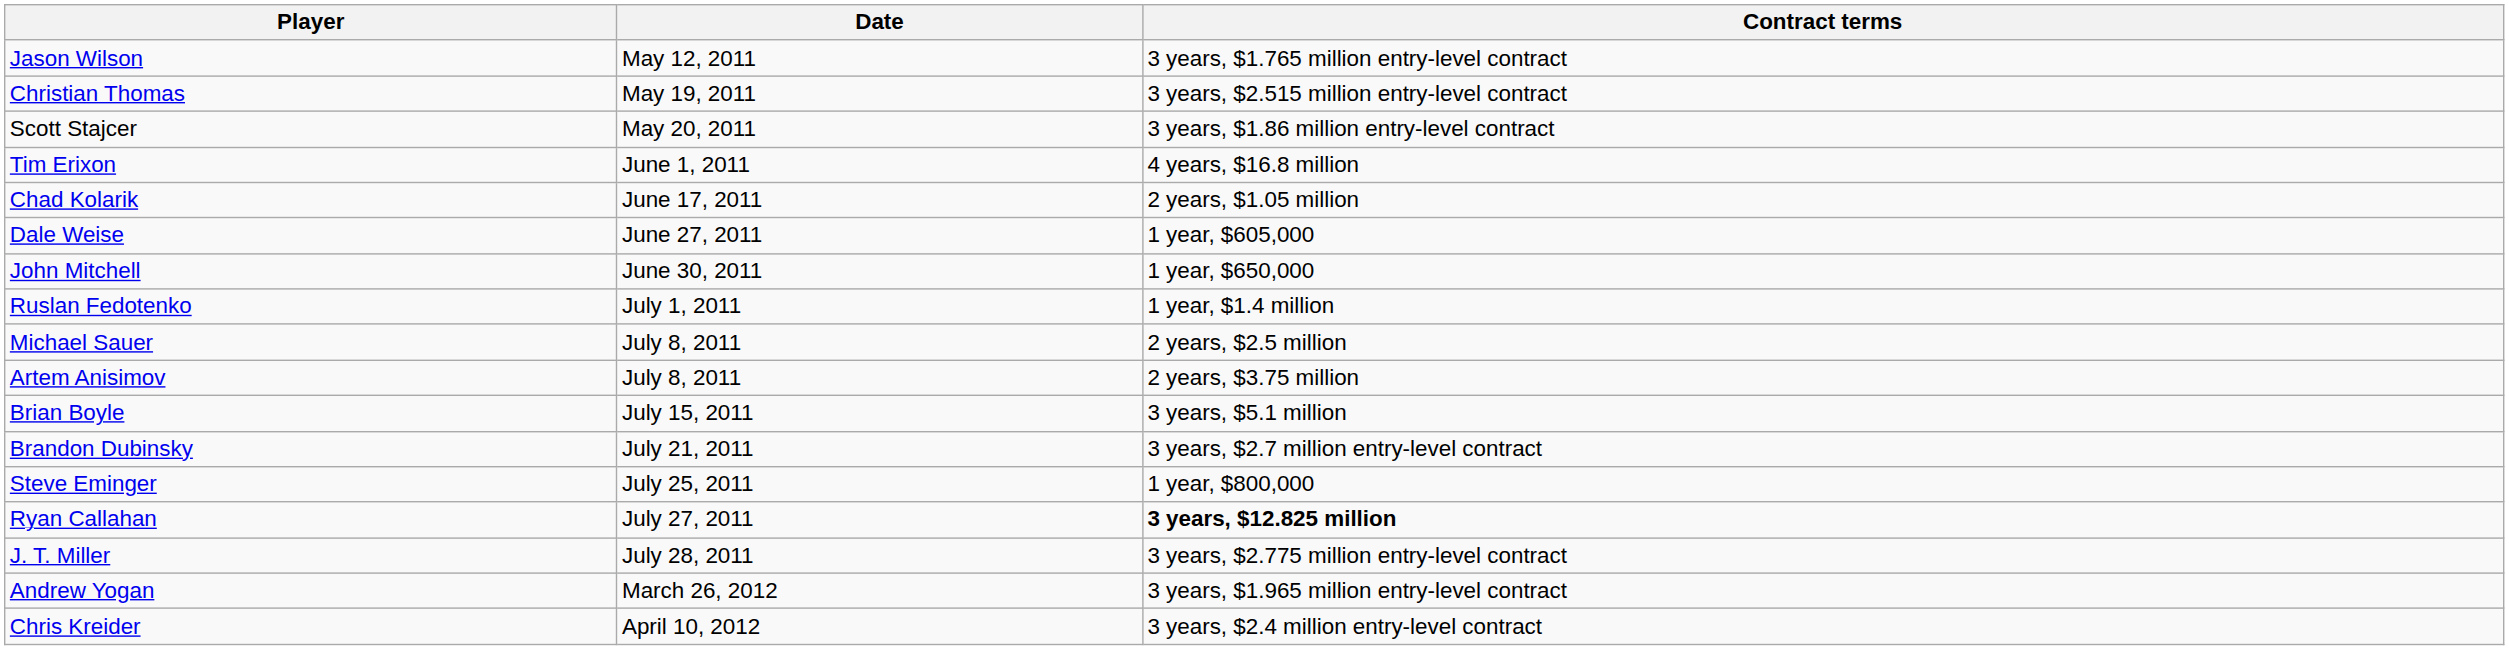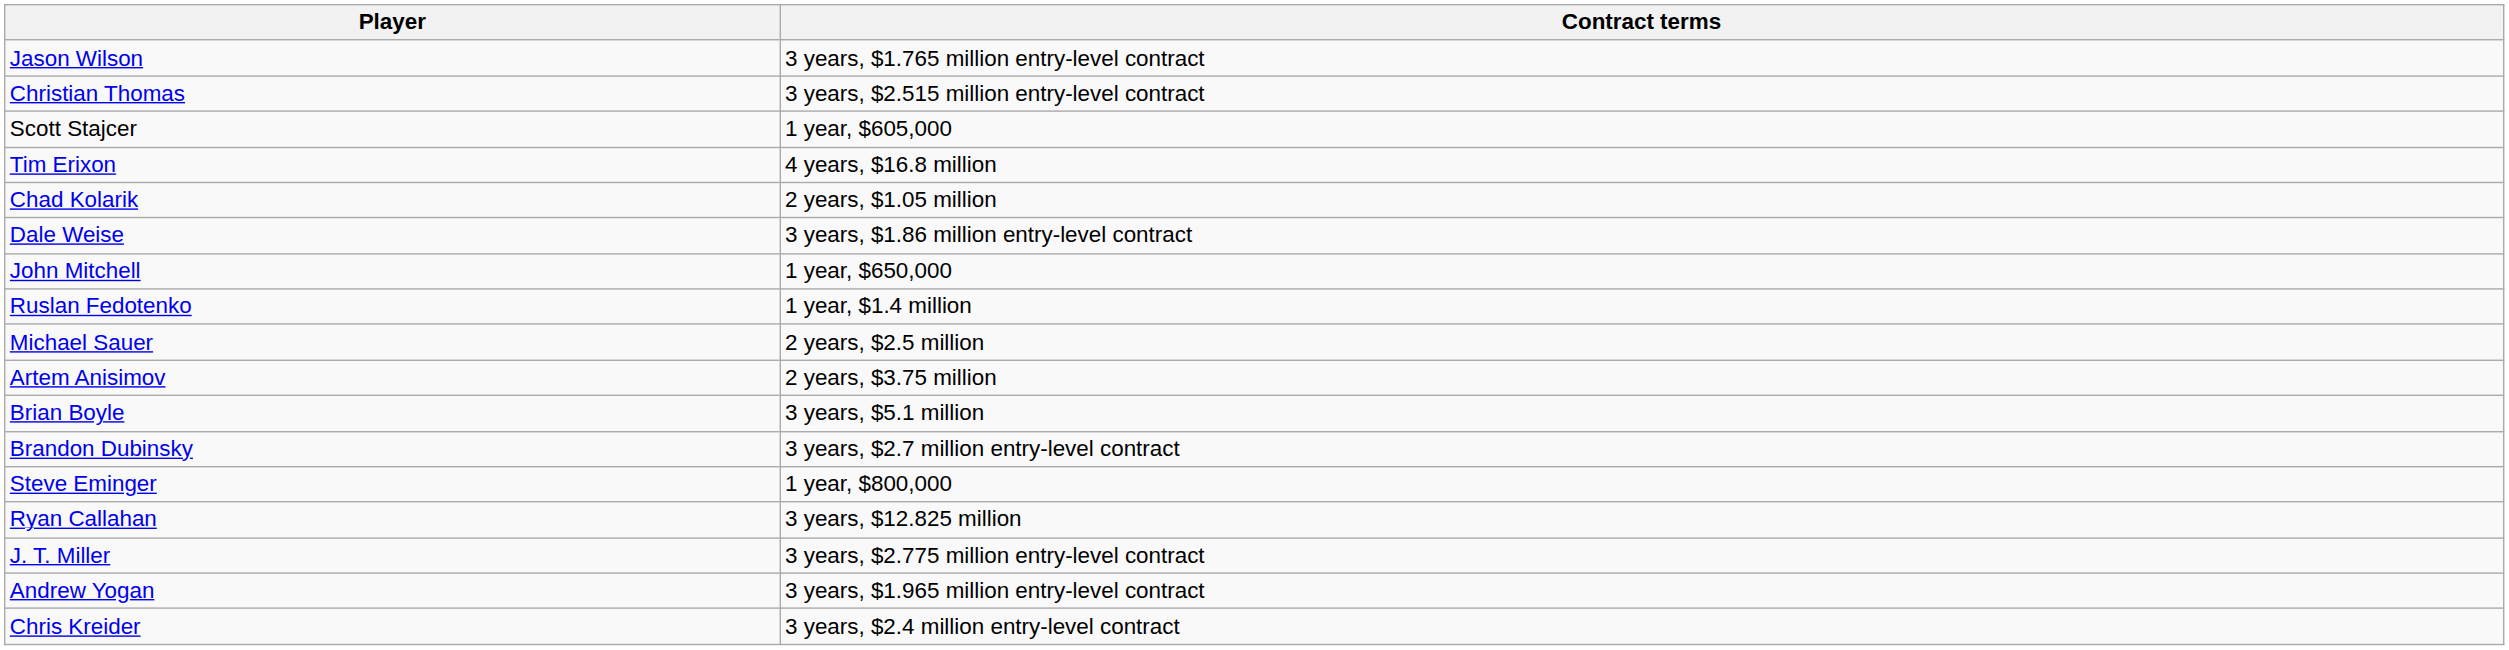- column: (880, 22)
(1351, 128) 3 years, $1.86 million entry-level contract -> (868, 128) 1 year, $605,000
(1231, 235) 1 year, $605,000 -> (989, 235) 3 years, $1.86 million entry-level contract
(1272, 519) bold -> (903, 519) normal
